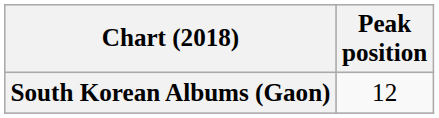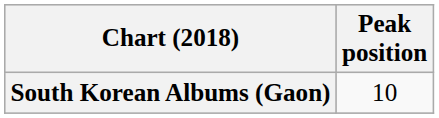(385, 92) 12 -> (385, 92) 10
